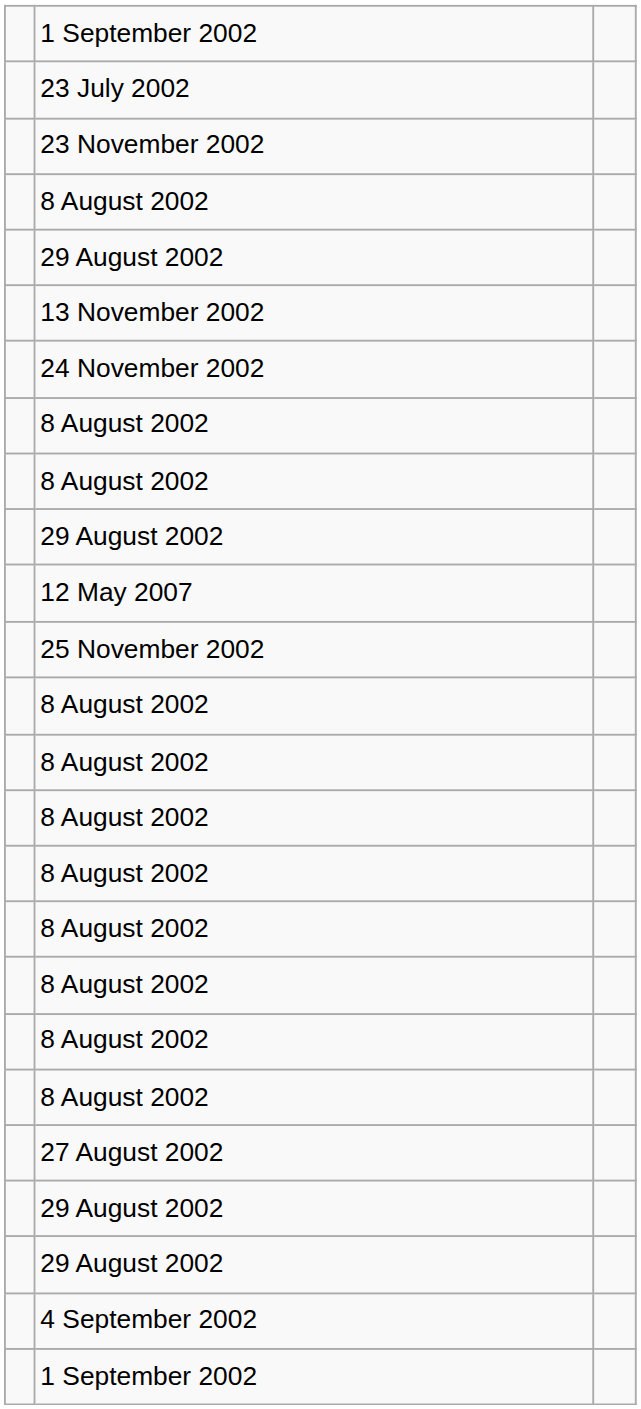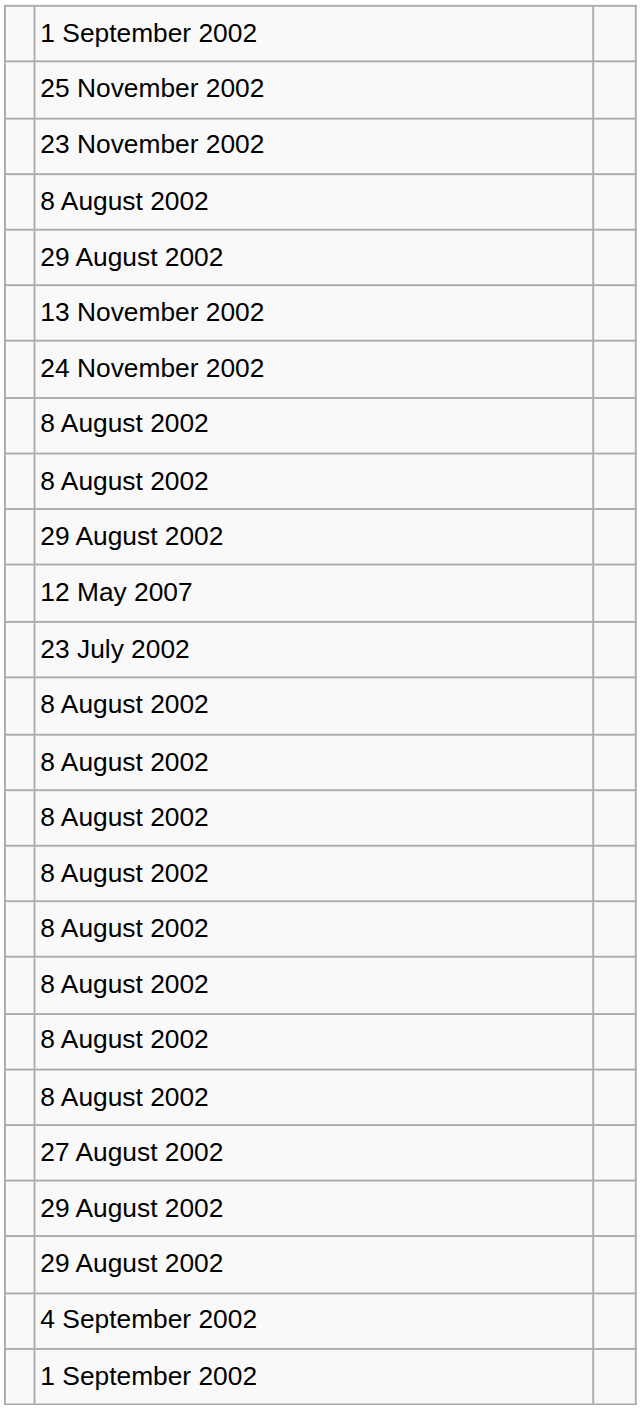rows swapped: (20, 650) <-> (20, 90)
